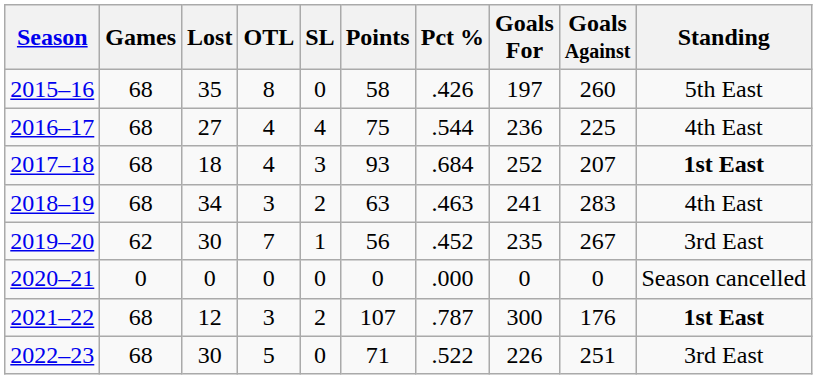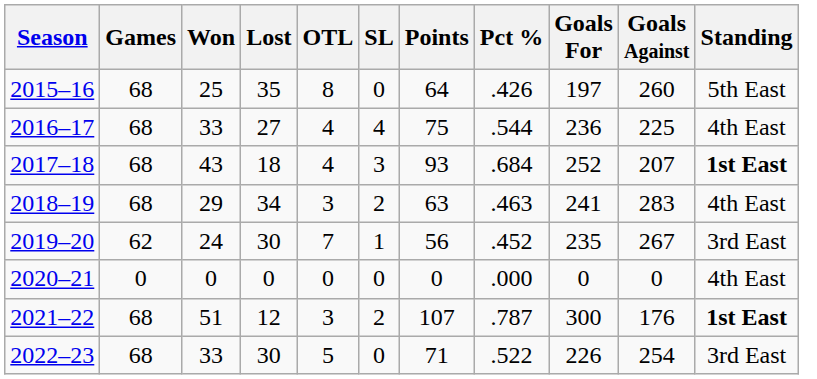+ column: (211, 37)
(378, 88) 58 -> (437, 88) 64
(724, 278) Season cancelled -> (747, 278) 4th East
(598, 355) 251 -> (657, 355) 254
